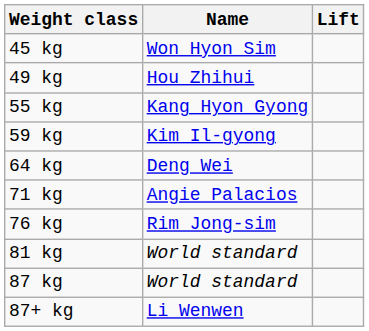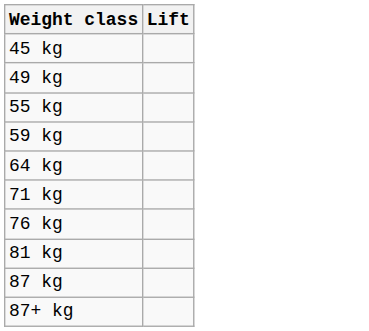- column: (227, 19)
